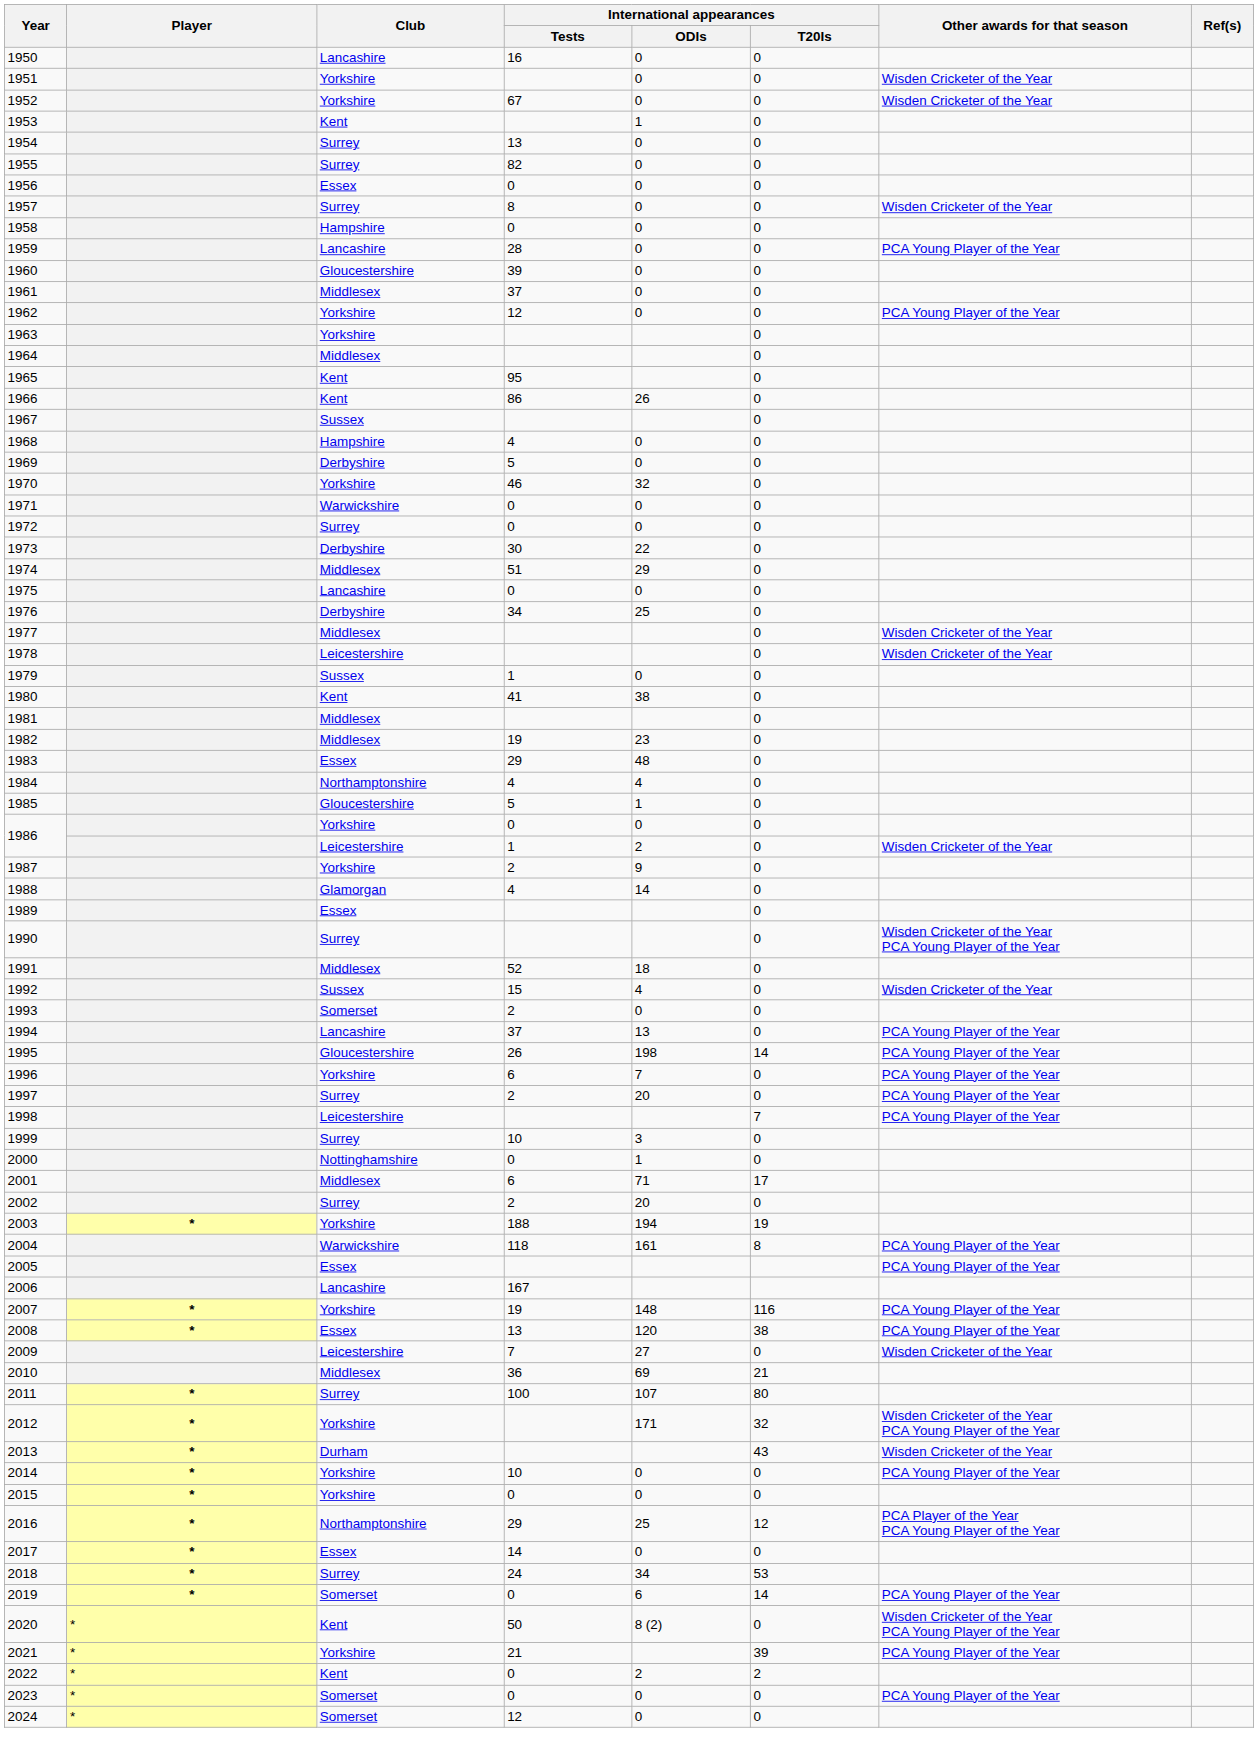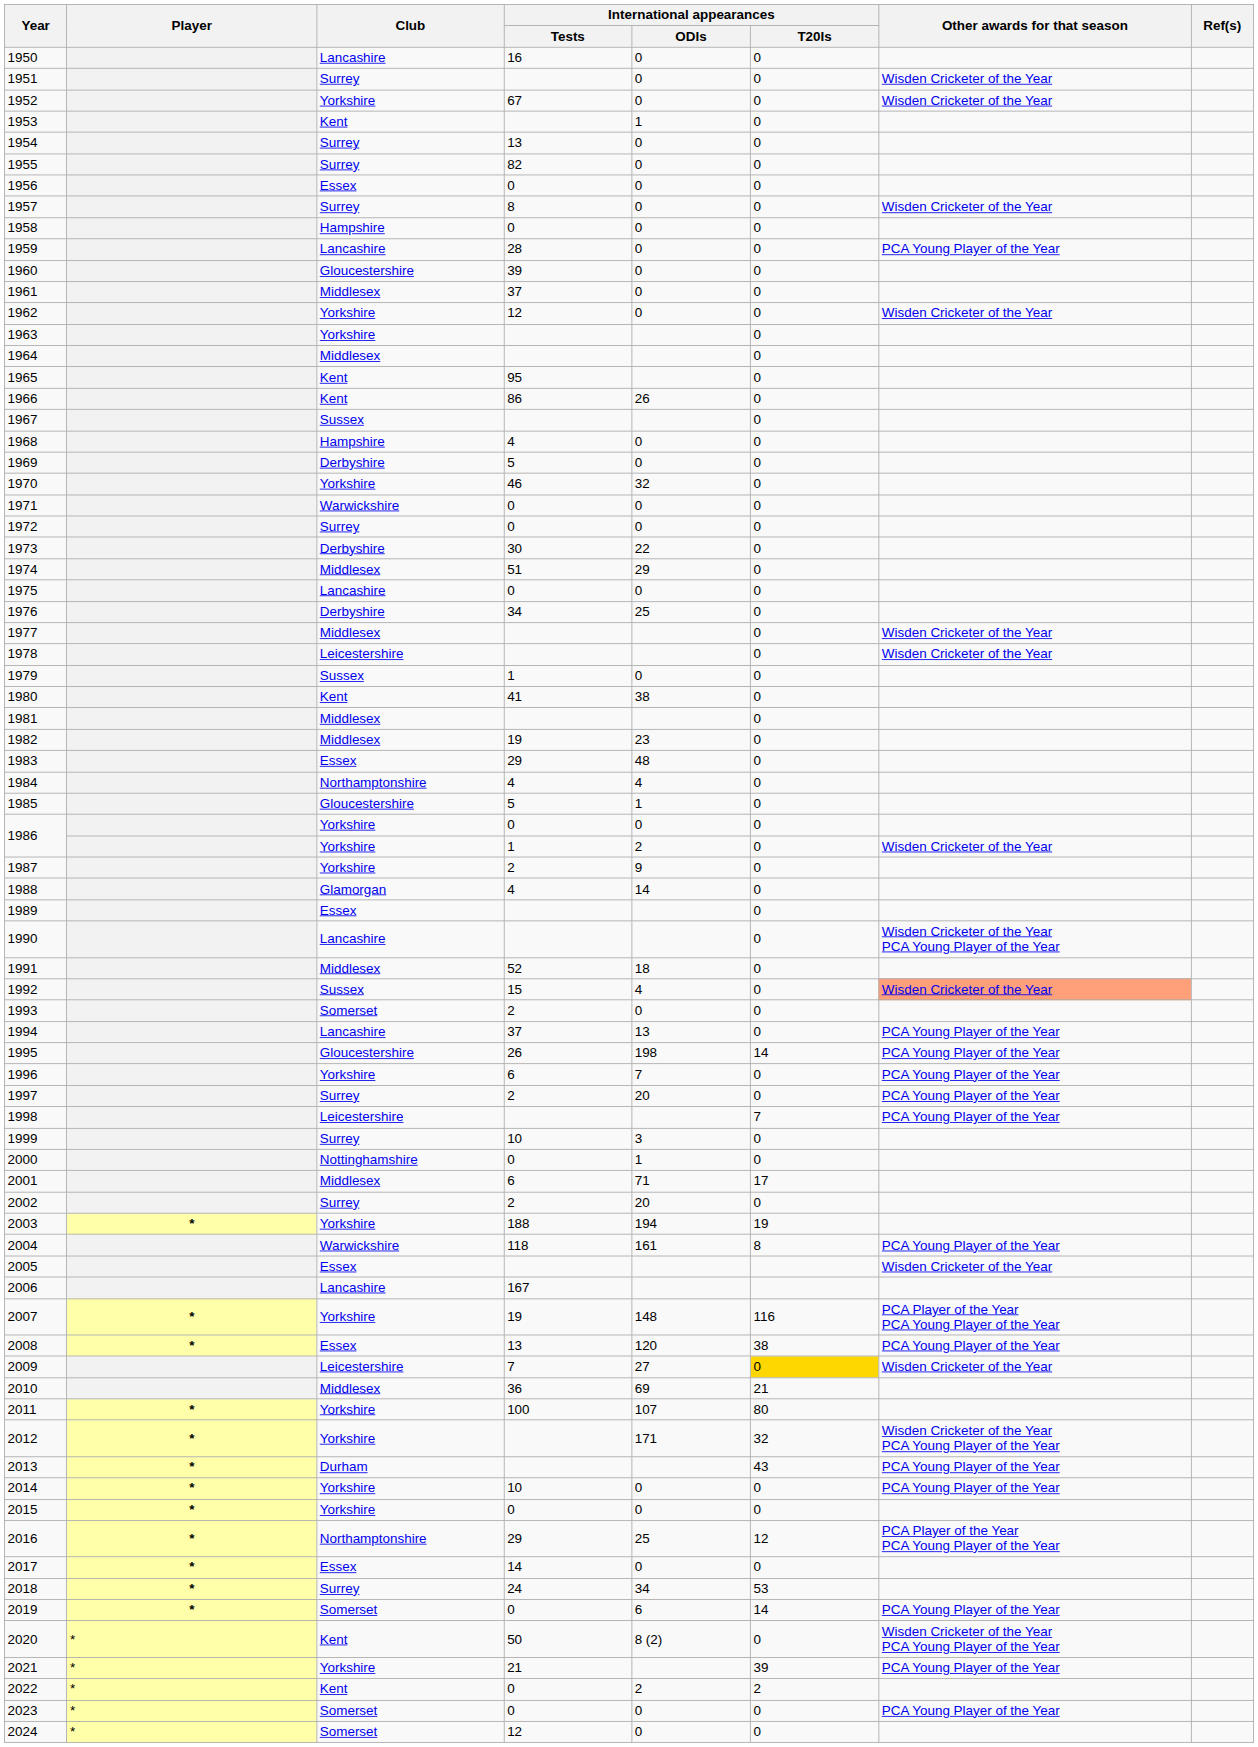(348, 79) Yorkshire -> (340, 79) Surrey
(971, 313) PCA Young Player of the Year -> (967, 313) Wisden Cricketer of the Year
(362, 846) Leicestershire -> (348, 846) Yorkshire
(340, 939) Surrey -> (353, 939) Lancashire
(967, 989) no background -> (967, 989) lightsalmon background
(971, 1266) PCA Young Player of the Year -> (967, 1266) Wisden Cricketer of the Year
(971, 1309) PCA Young Player of the Year -> (971, 1316) PCA Player of the Year PCA Young Player of the Year
(757, 1351) no background -> (757, 1366) gold background
(340, 1394) Surrey -> (348, 1409) Yorkshire
(967, 1452) Wisden Cricketer of the Year -> (971, 1467) PCA Young Player of the Year
